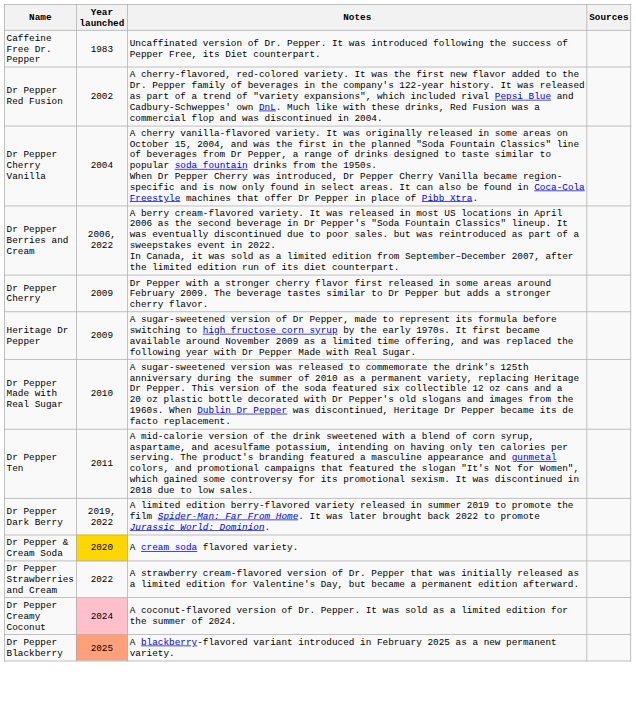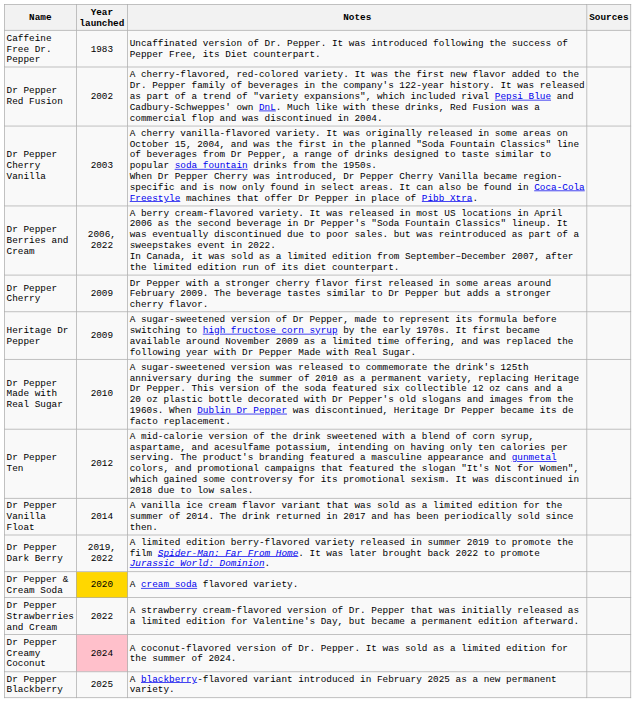(102, 166) 2004 -> (102, 166) 2003
(102, 463) 2011 -> (102, 463) 2012
+ row: (32, 516)
(102, 648) lightsalmon background -> (102, 685) no background
